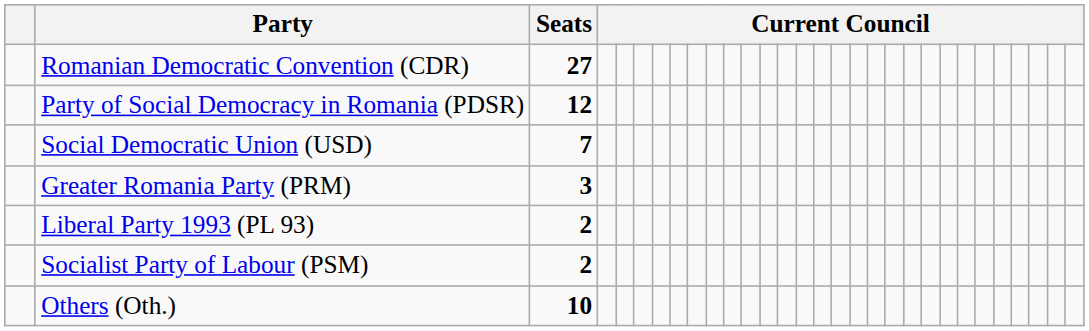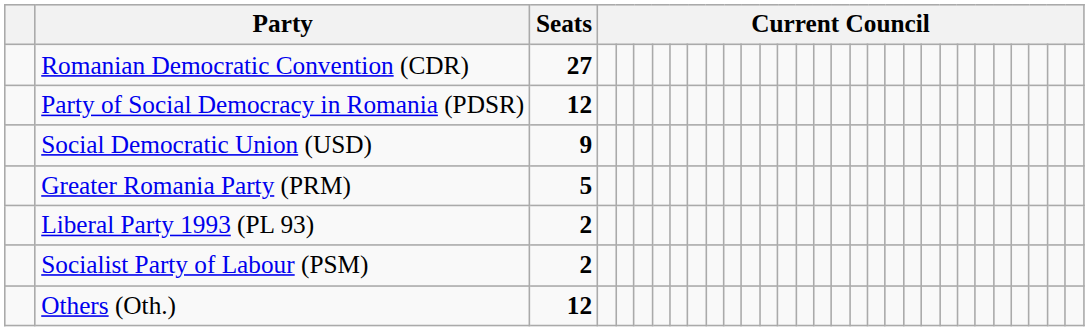(586, 144) 7 -> (586, 144) 9
(586, 184) 3 -> (586, 184) 5
(579, 305) 10 -> (579, 305) 12
